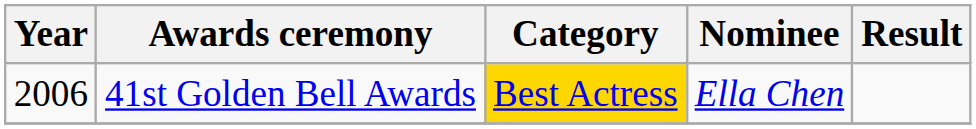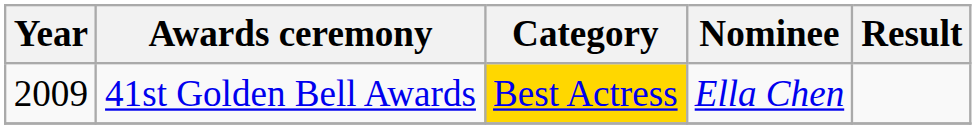(51, 92) 2006 -> (51, 92) 2009
